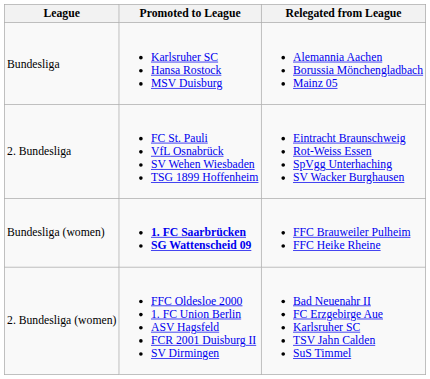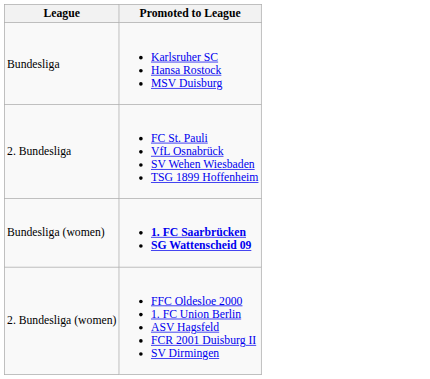- column: (343, 13)
